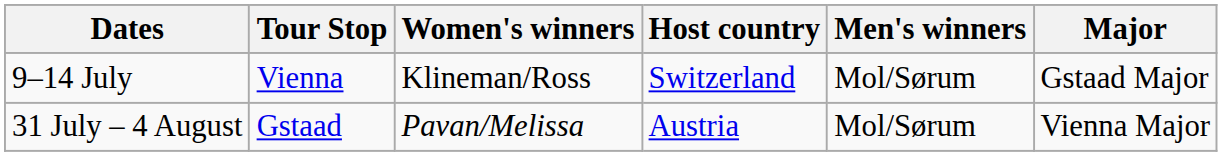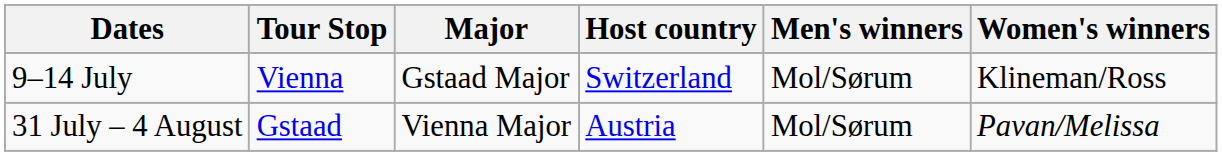columns swapped: (1125, 28) <-> (518, 28)
